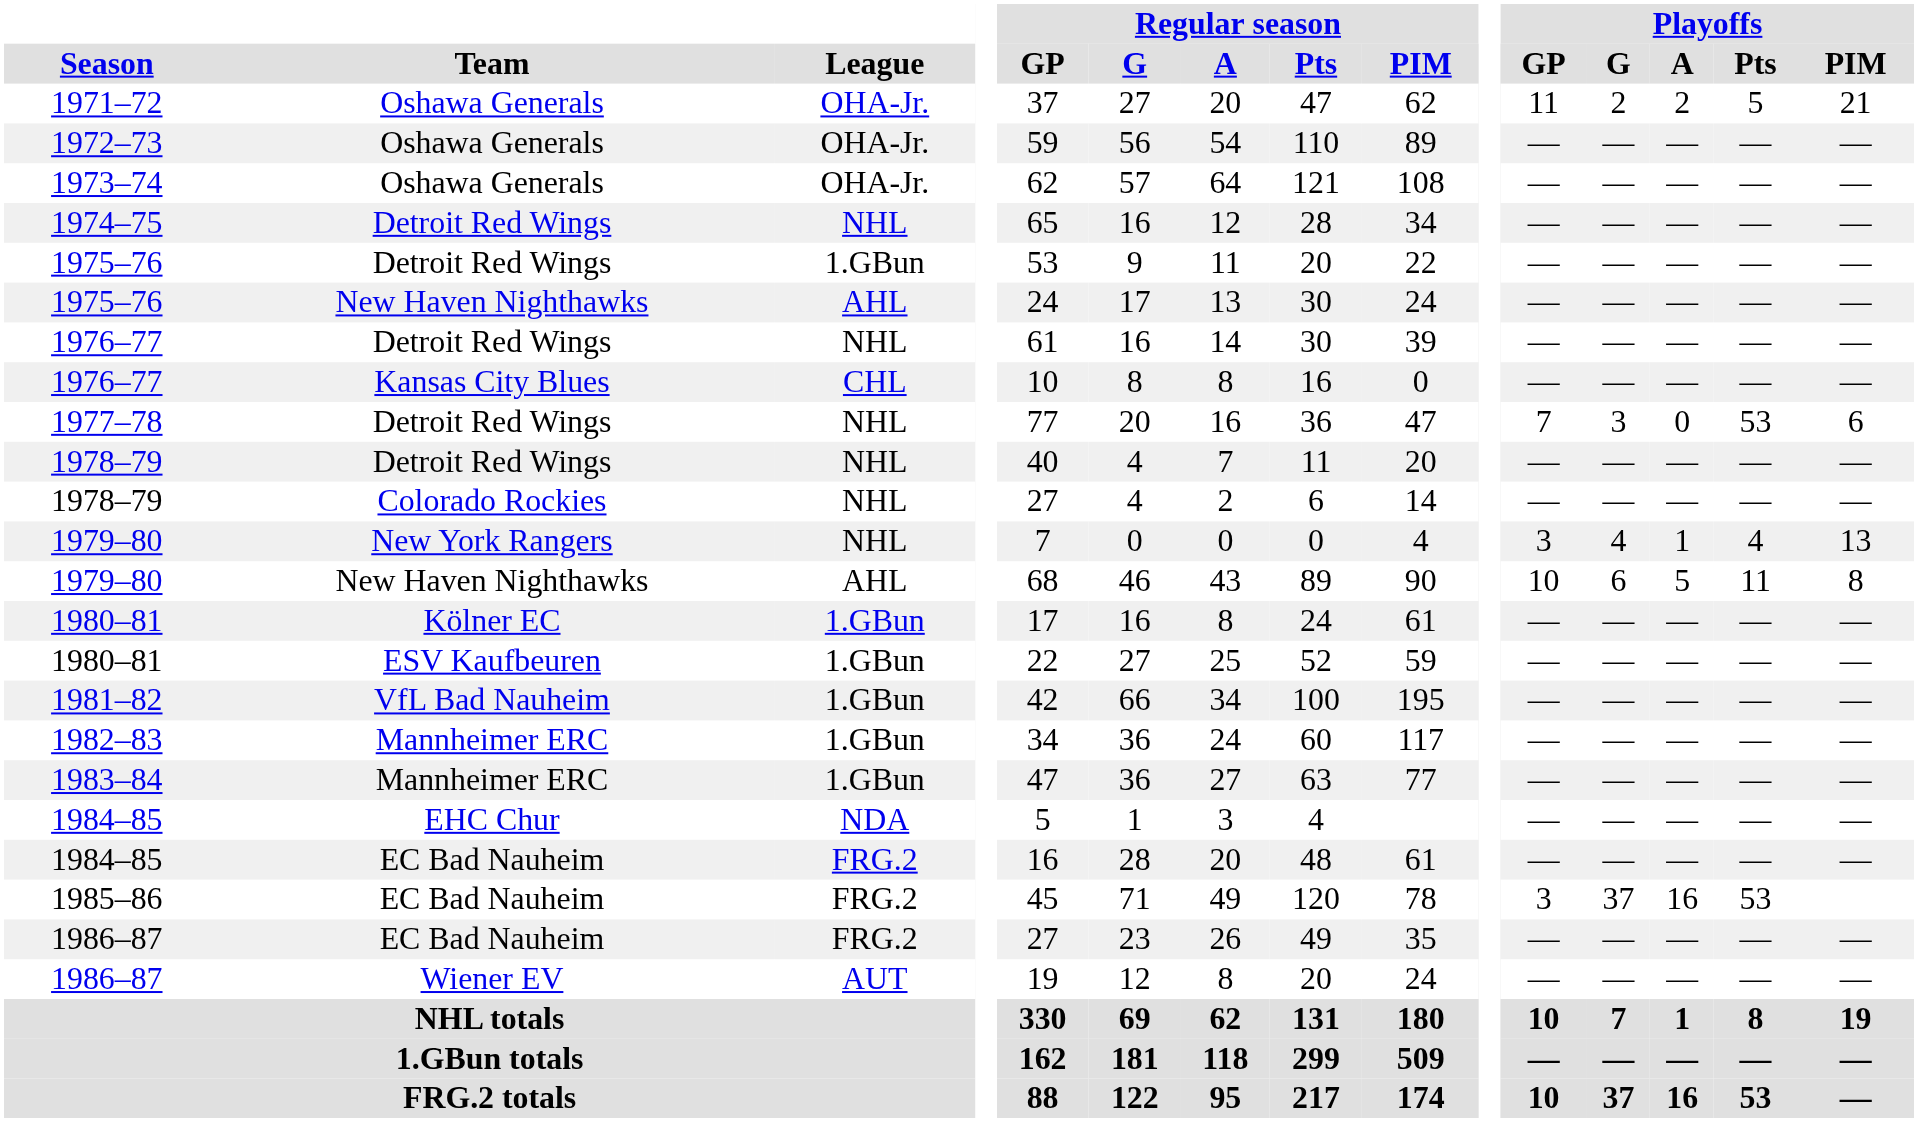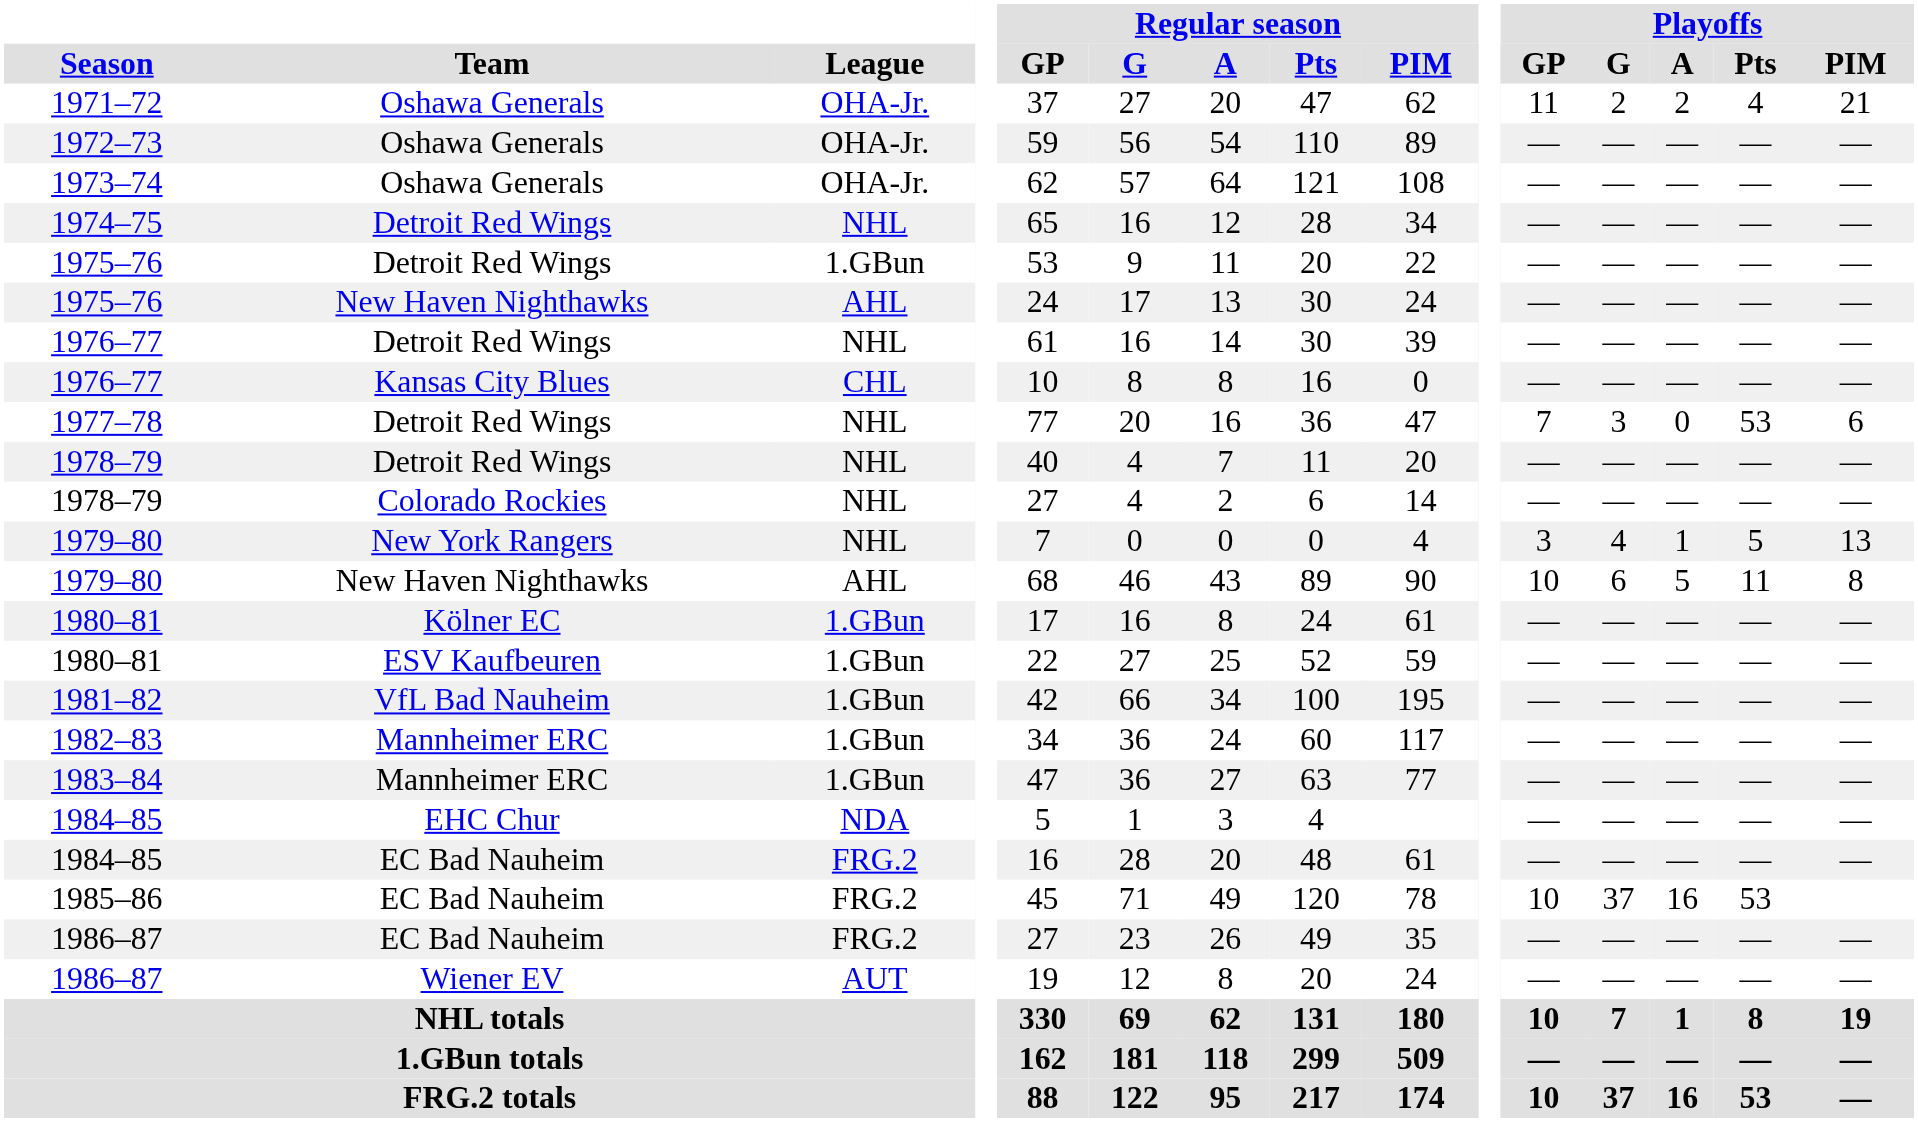(1755, 103) 5 -> (1755, 103) 4
(1755, 540) 4 -> (1755, 540) 5
(1544, 899) 3 -> (1544, 899) 10
